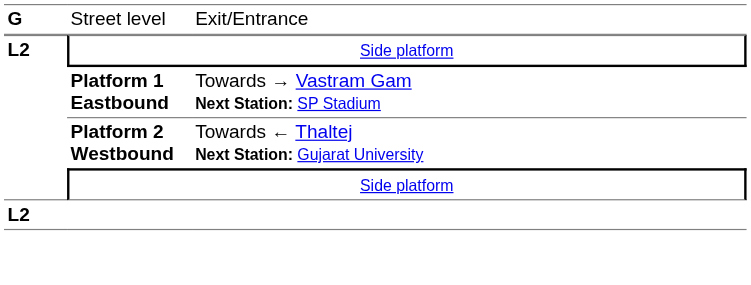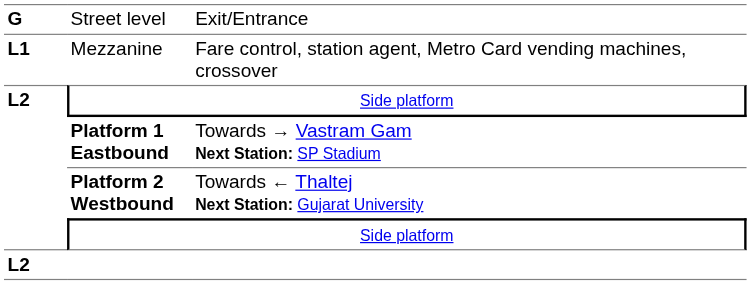+ row: (117, 49)
